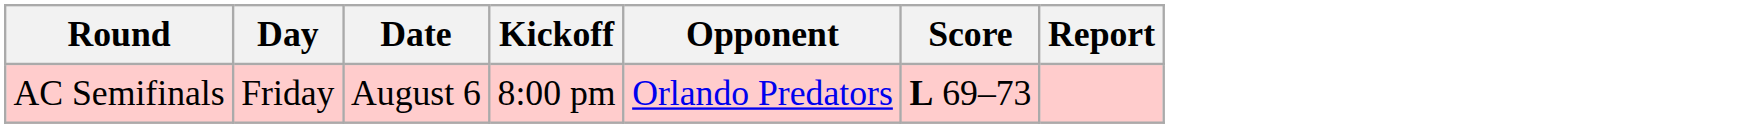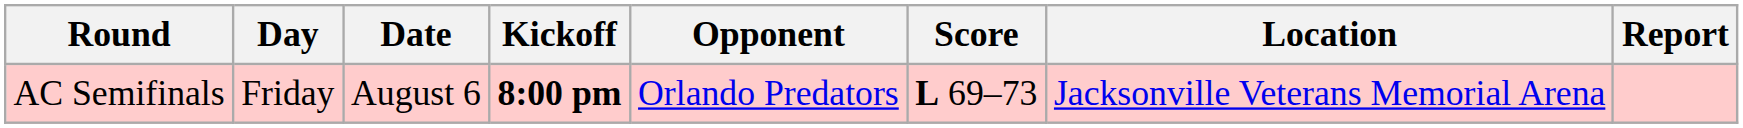+ column: (1330, 34)
(557, 93) normal -> (559, 93) bold
